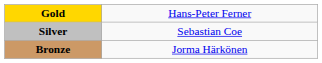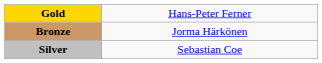rows swapped: (53, 31) <-> (53, 49)
